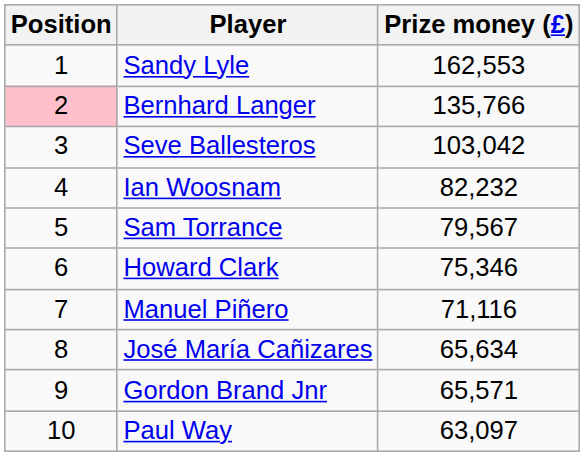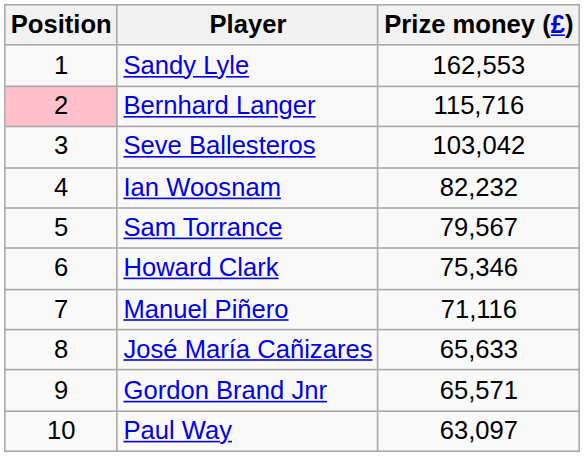(479, 106) 135,766 -> (479, 106) 115,716
(479, 349) 65,634 -> (479, 349) 65,633
